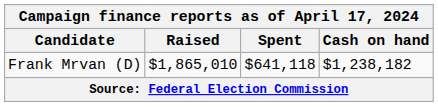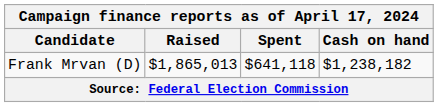(193, 65) $1,865,010 -> (193, 65) $1,865,013
